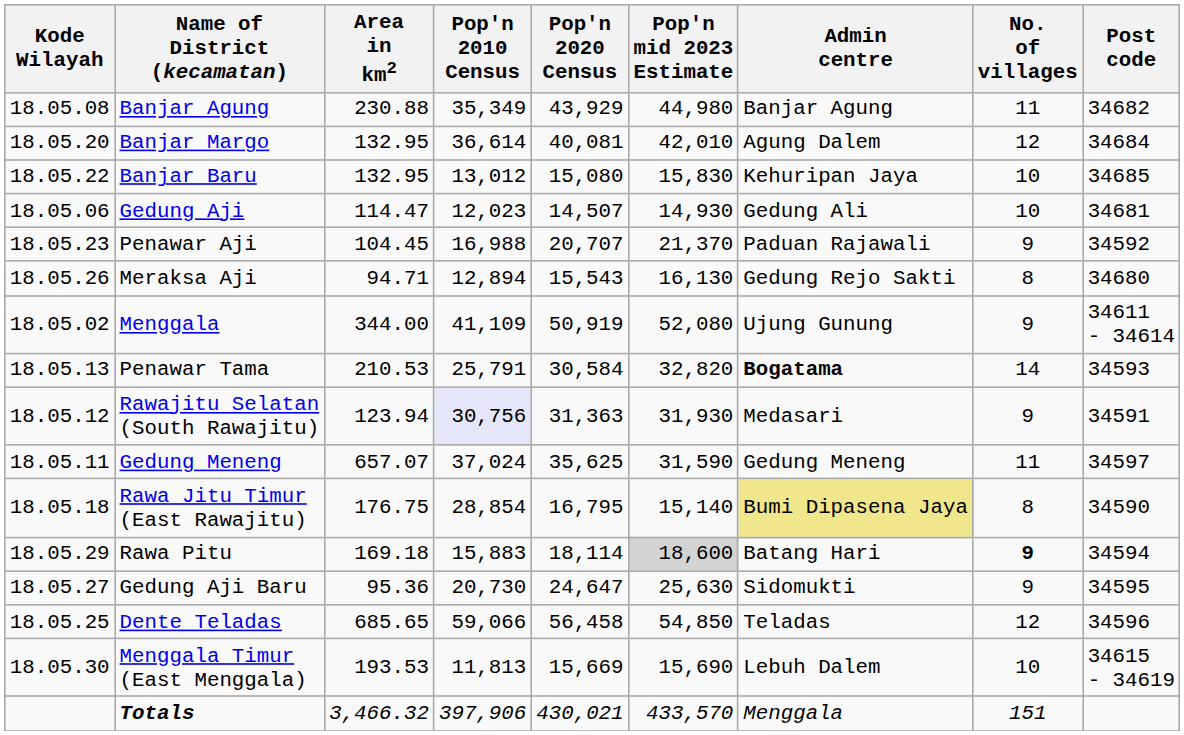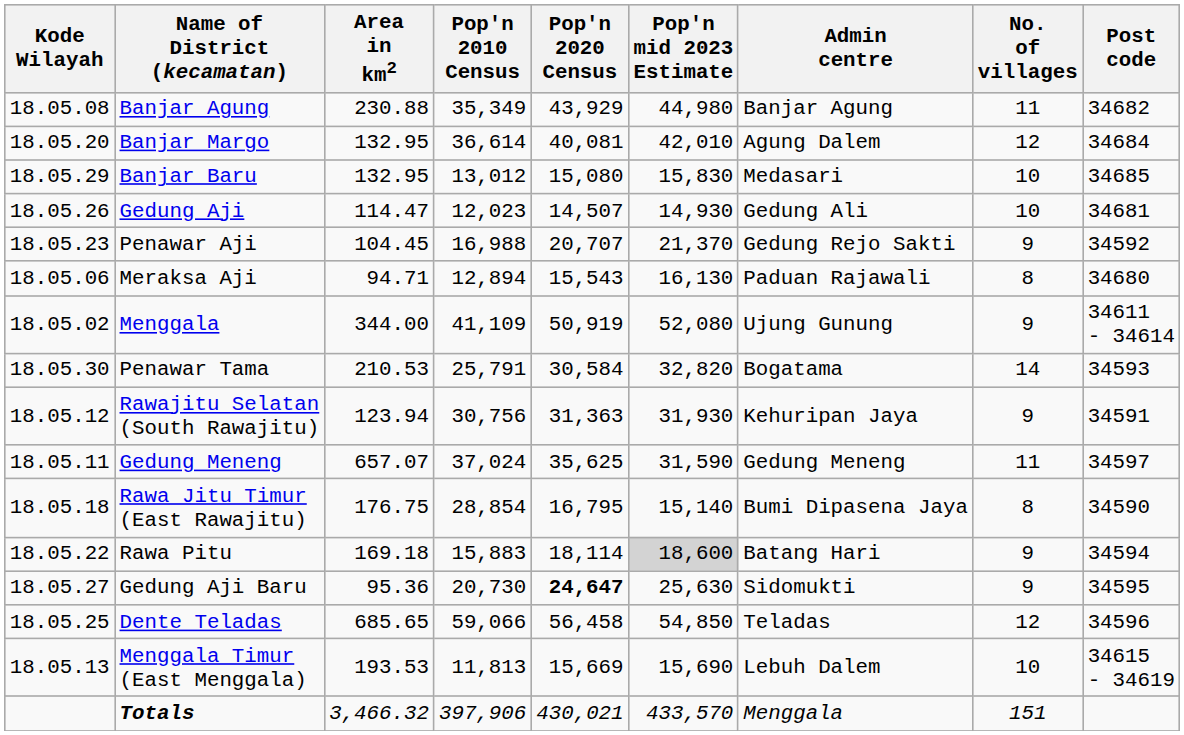(60, 177) 18.05.22 -> (60, 177) 18.05.29
(831, 177) Kehuripan Jaya -> (793, 177) Medasari
(60, 211) 18.05.06 -> (60, 211) 18.05.26
(837, 245) Paduan Rajawali -> (849, 245) Gedung Rejo Sakti
(60, 278) 18.05.26 -> (60, 278) 18.05.06
(849, 278) Gedung Rejo Sakti -> (837, 278) Paduan Rajawali
(60, 370) 18.05.13 -> (60, 370) 18.05.30
(793, 370) bold -> (793, 370) normal
(489, 416) lavender background -> (489, 416) no background
(793, 416) Medasari -> (831, 416) Kehuripan Jaya
(856, 508) khaki background -> (856, 508) no background
(60, 554) 18.05.29 -> (60, 554) 18.05.22
(1028, 554) bold -> (1028, 554) normal
(586, 588) normal -> (586, 588) bold
(60, 668) 18.05.30 -> (60, 668) 18.05.13
